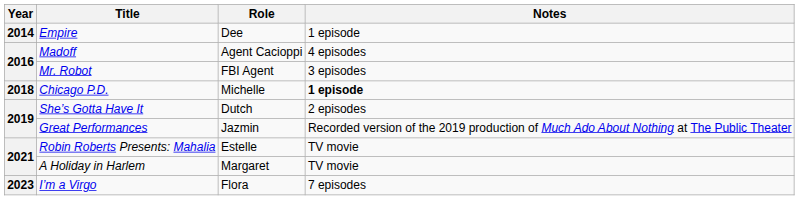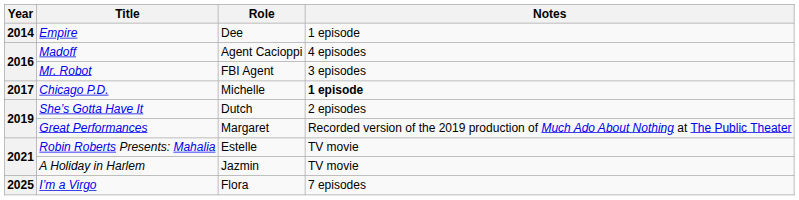(20, 90) 2018 -> (20, 90) 2017
(240, 128) Jazmin -> (245, 128) Margaret
(245, 166) Margaret -> (240, 166) Jazmin
(20, 185) 2023 -> (20, 185) 2025
